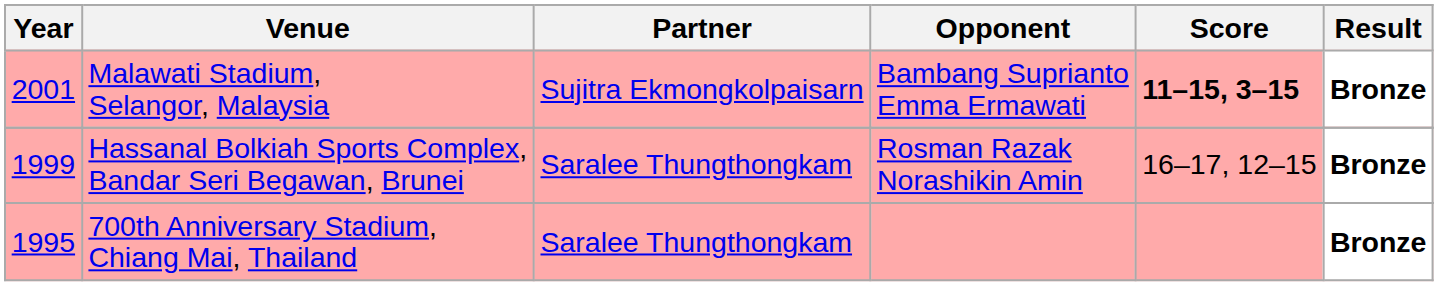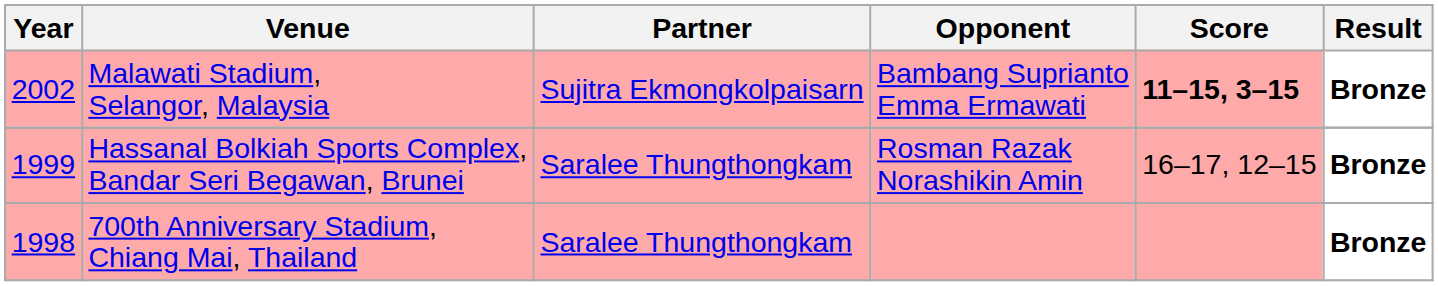(43, 89) 2001 -> (43, 89) 2002
(43, 242) 1995 -> (43, 242) 1998
